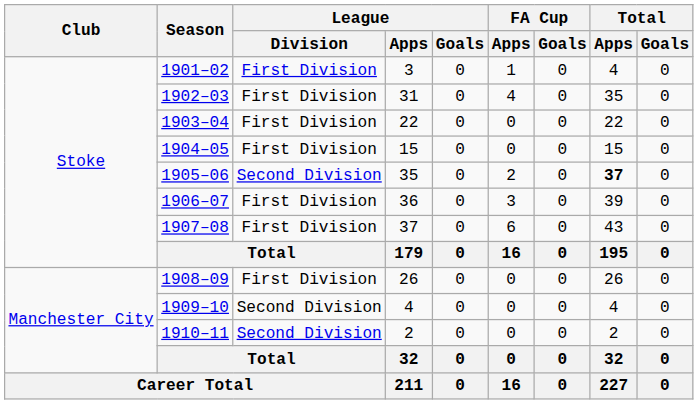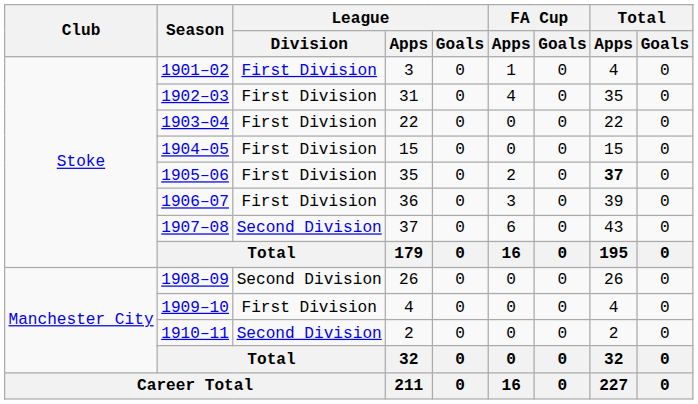(309, 175) Second Division -> (309, 175) First Division
(309, 228) First Division -> (309, 228) Second Division
(309, 280) First Division -> (309, 280) Second Division
(309, 307) Second Division -> (309, 307) First Division
